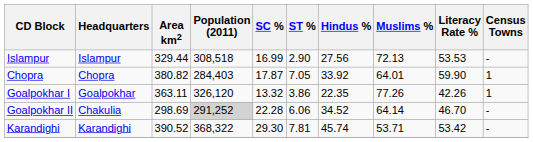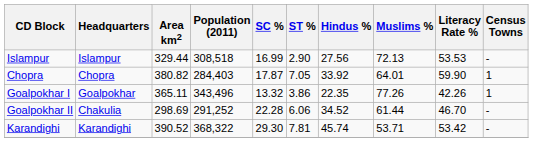(171, 93) 363.11 -> (171, 93) 365.11
(213, 93) 326,120 -> (213, 93) 343,496
(213, 111) lightgrey background -> (213, 111) no background
(390, 111) 64.14 -> (390, 111) 61.44
